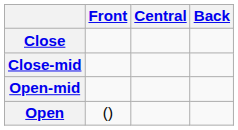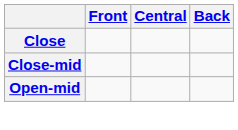- row: (45, 112)
